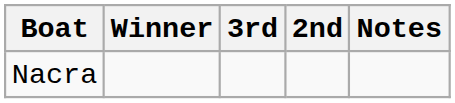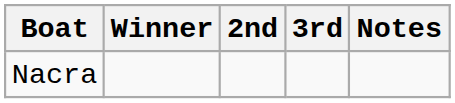columns swapped: (317, 28) <-> (253, 28)
